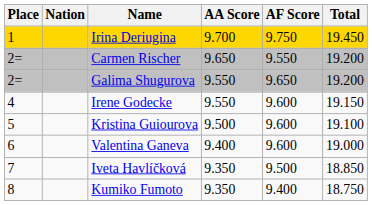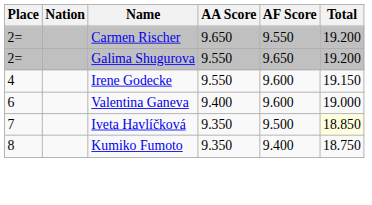- row: (134, 37)
- row: (145, 124)
(345, 168) no background -> (342, 124) lightyellow background
